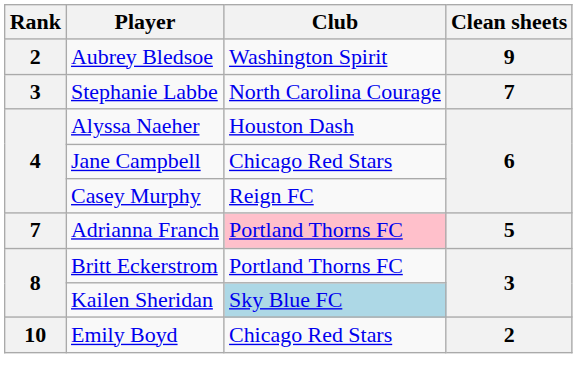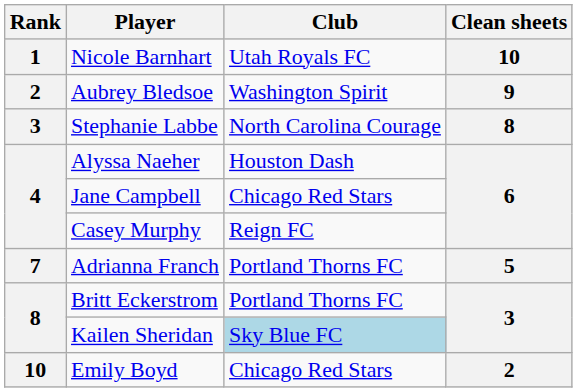+ row: (141, 56)
(509, 91) 7 -> (509, 126) 8
(316, 230) pink background -> (316, 265) no background
